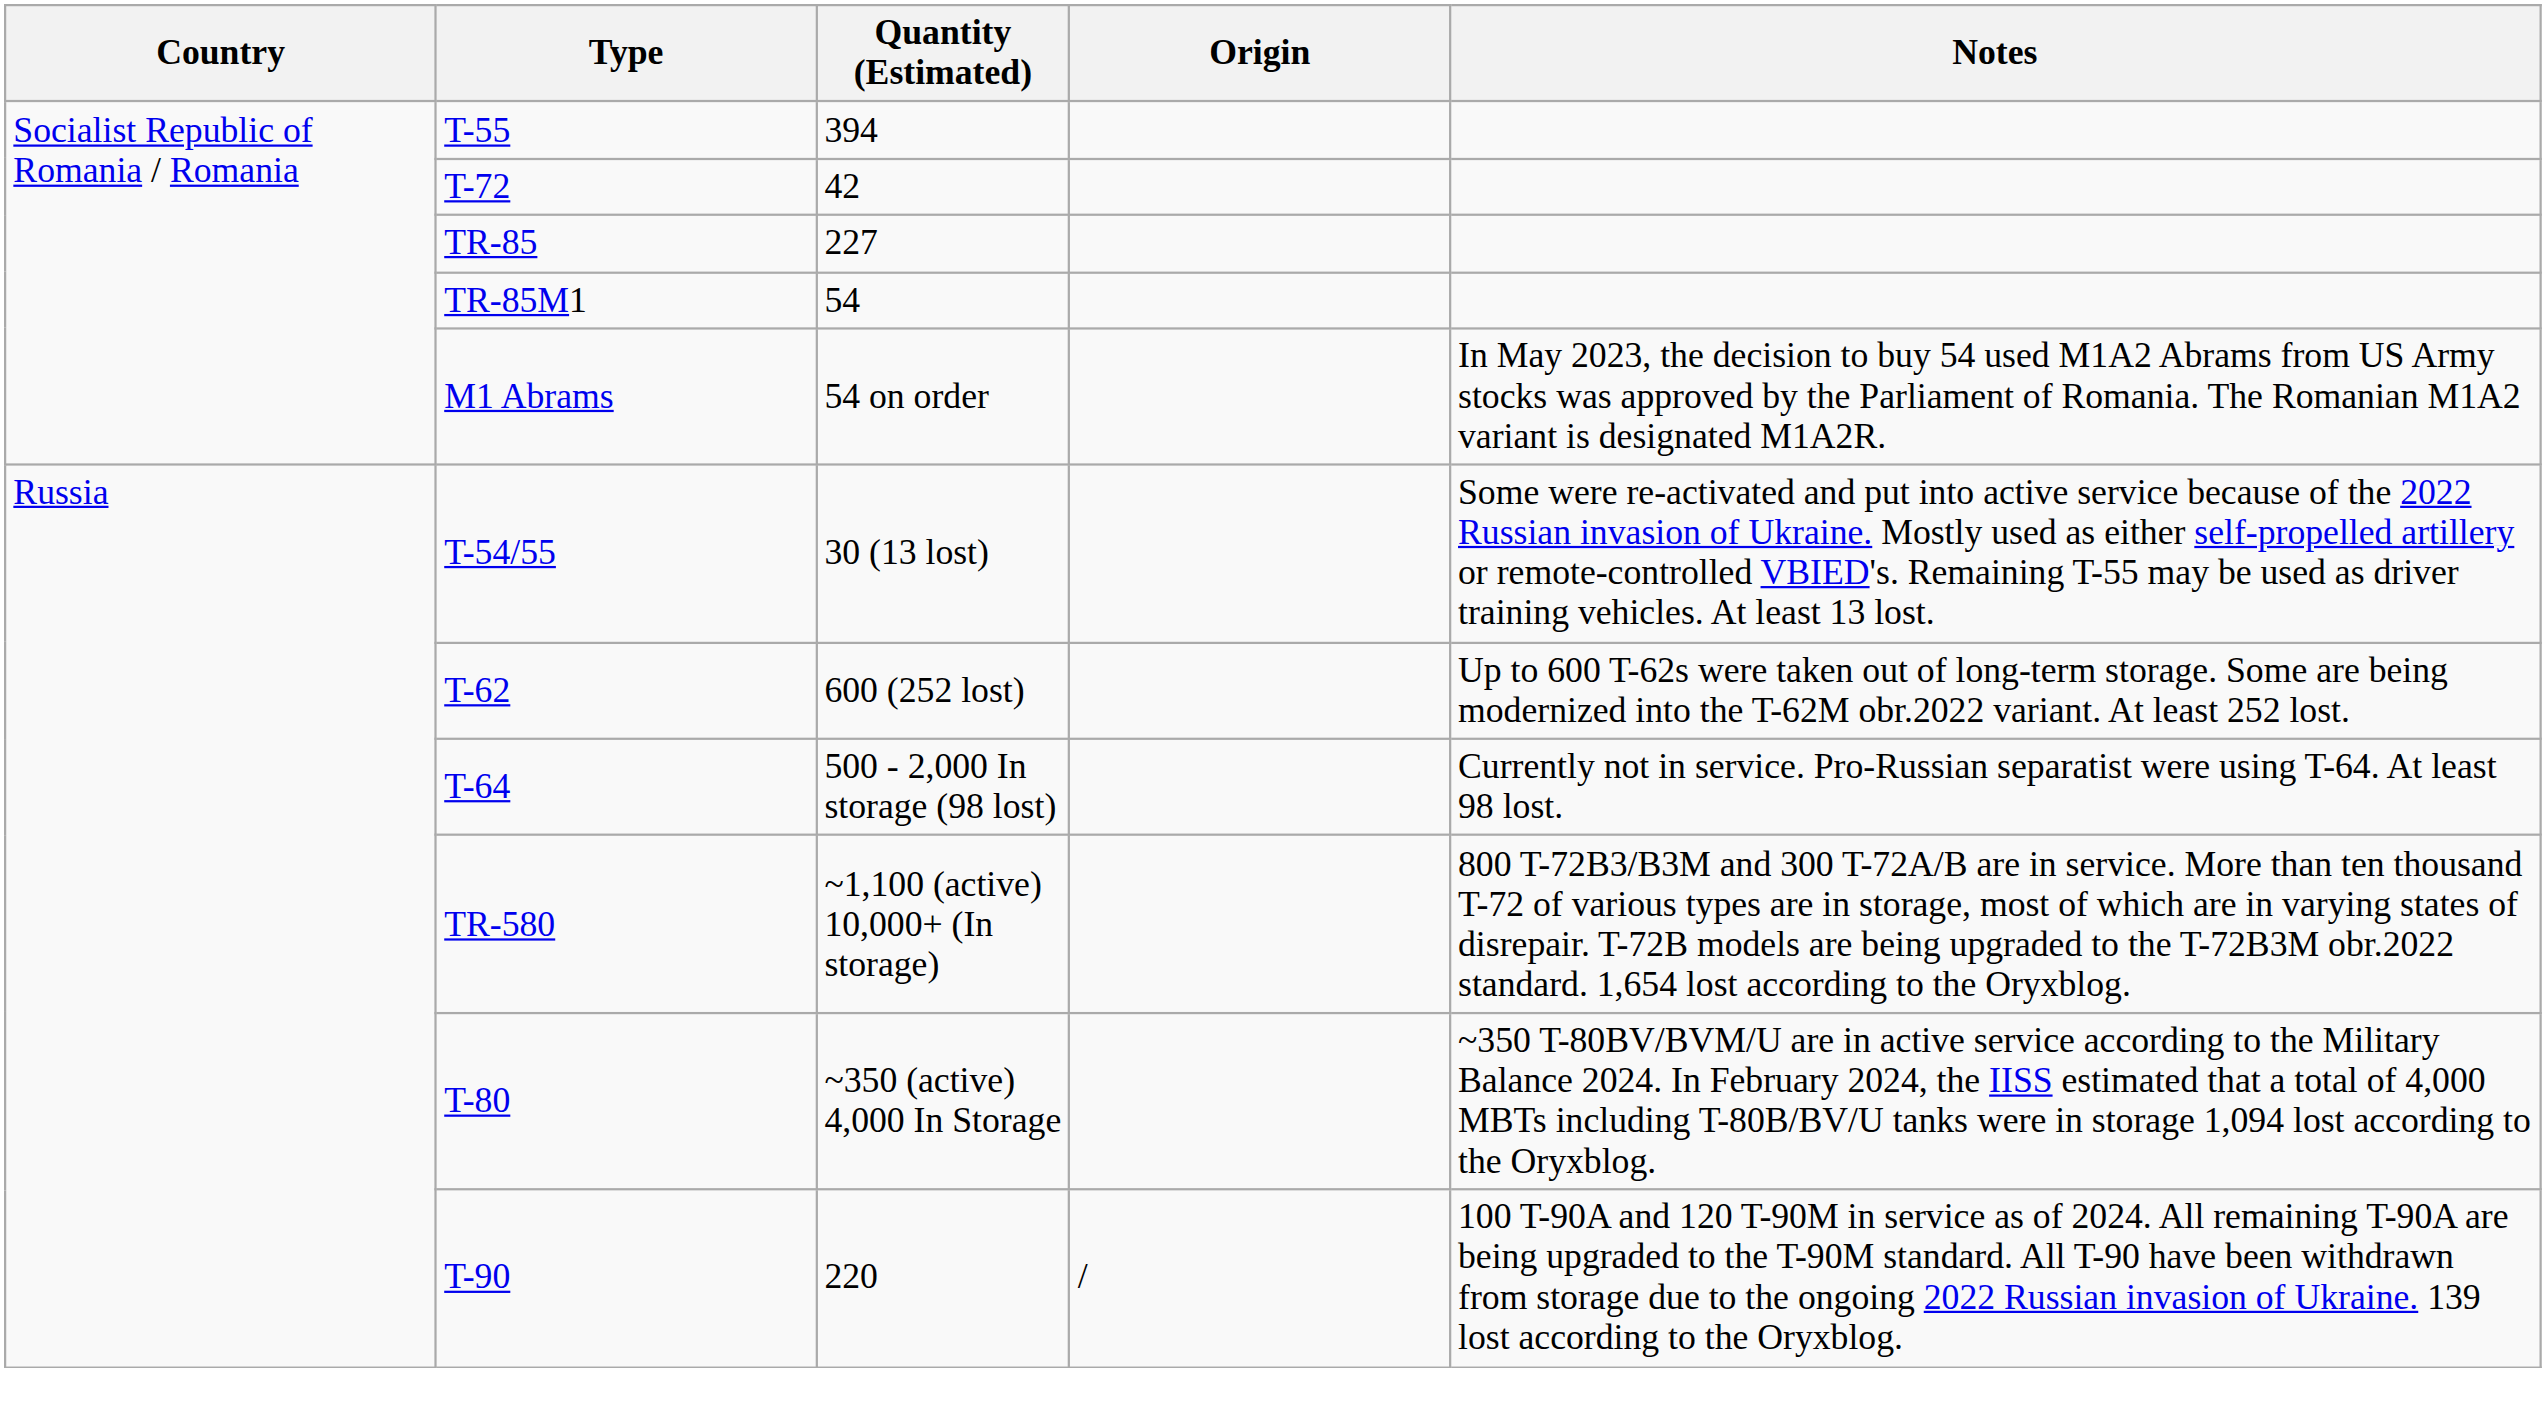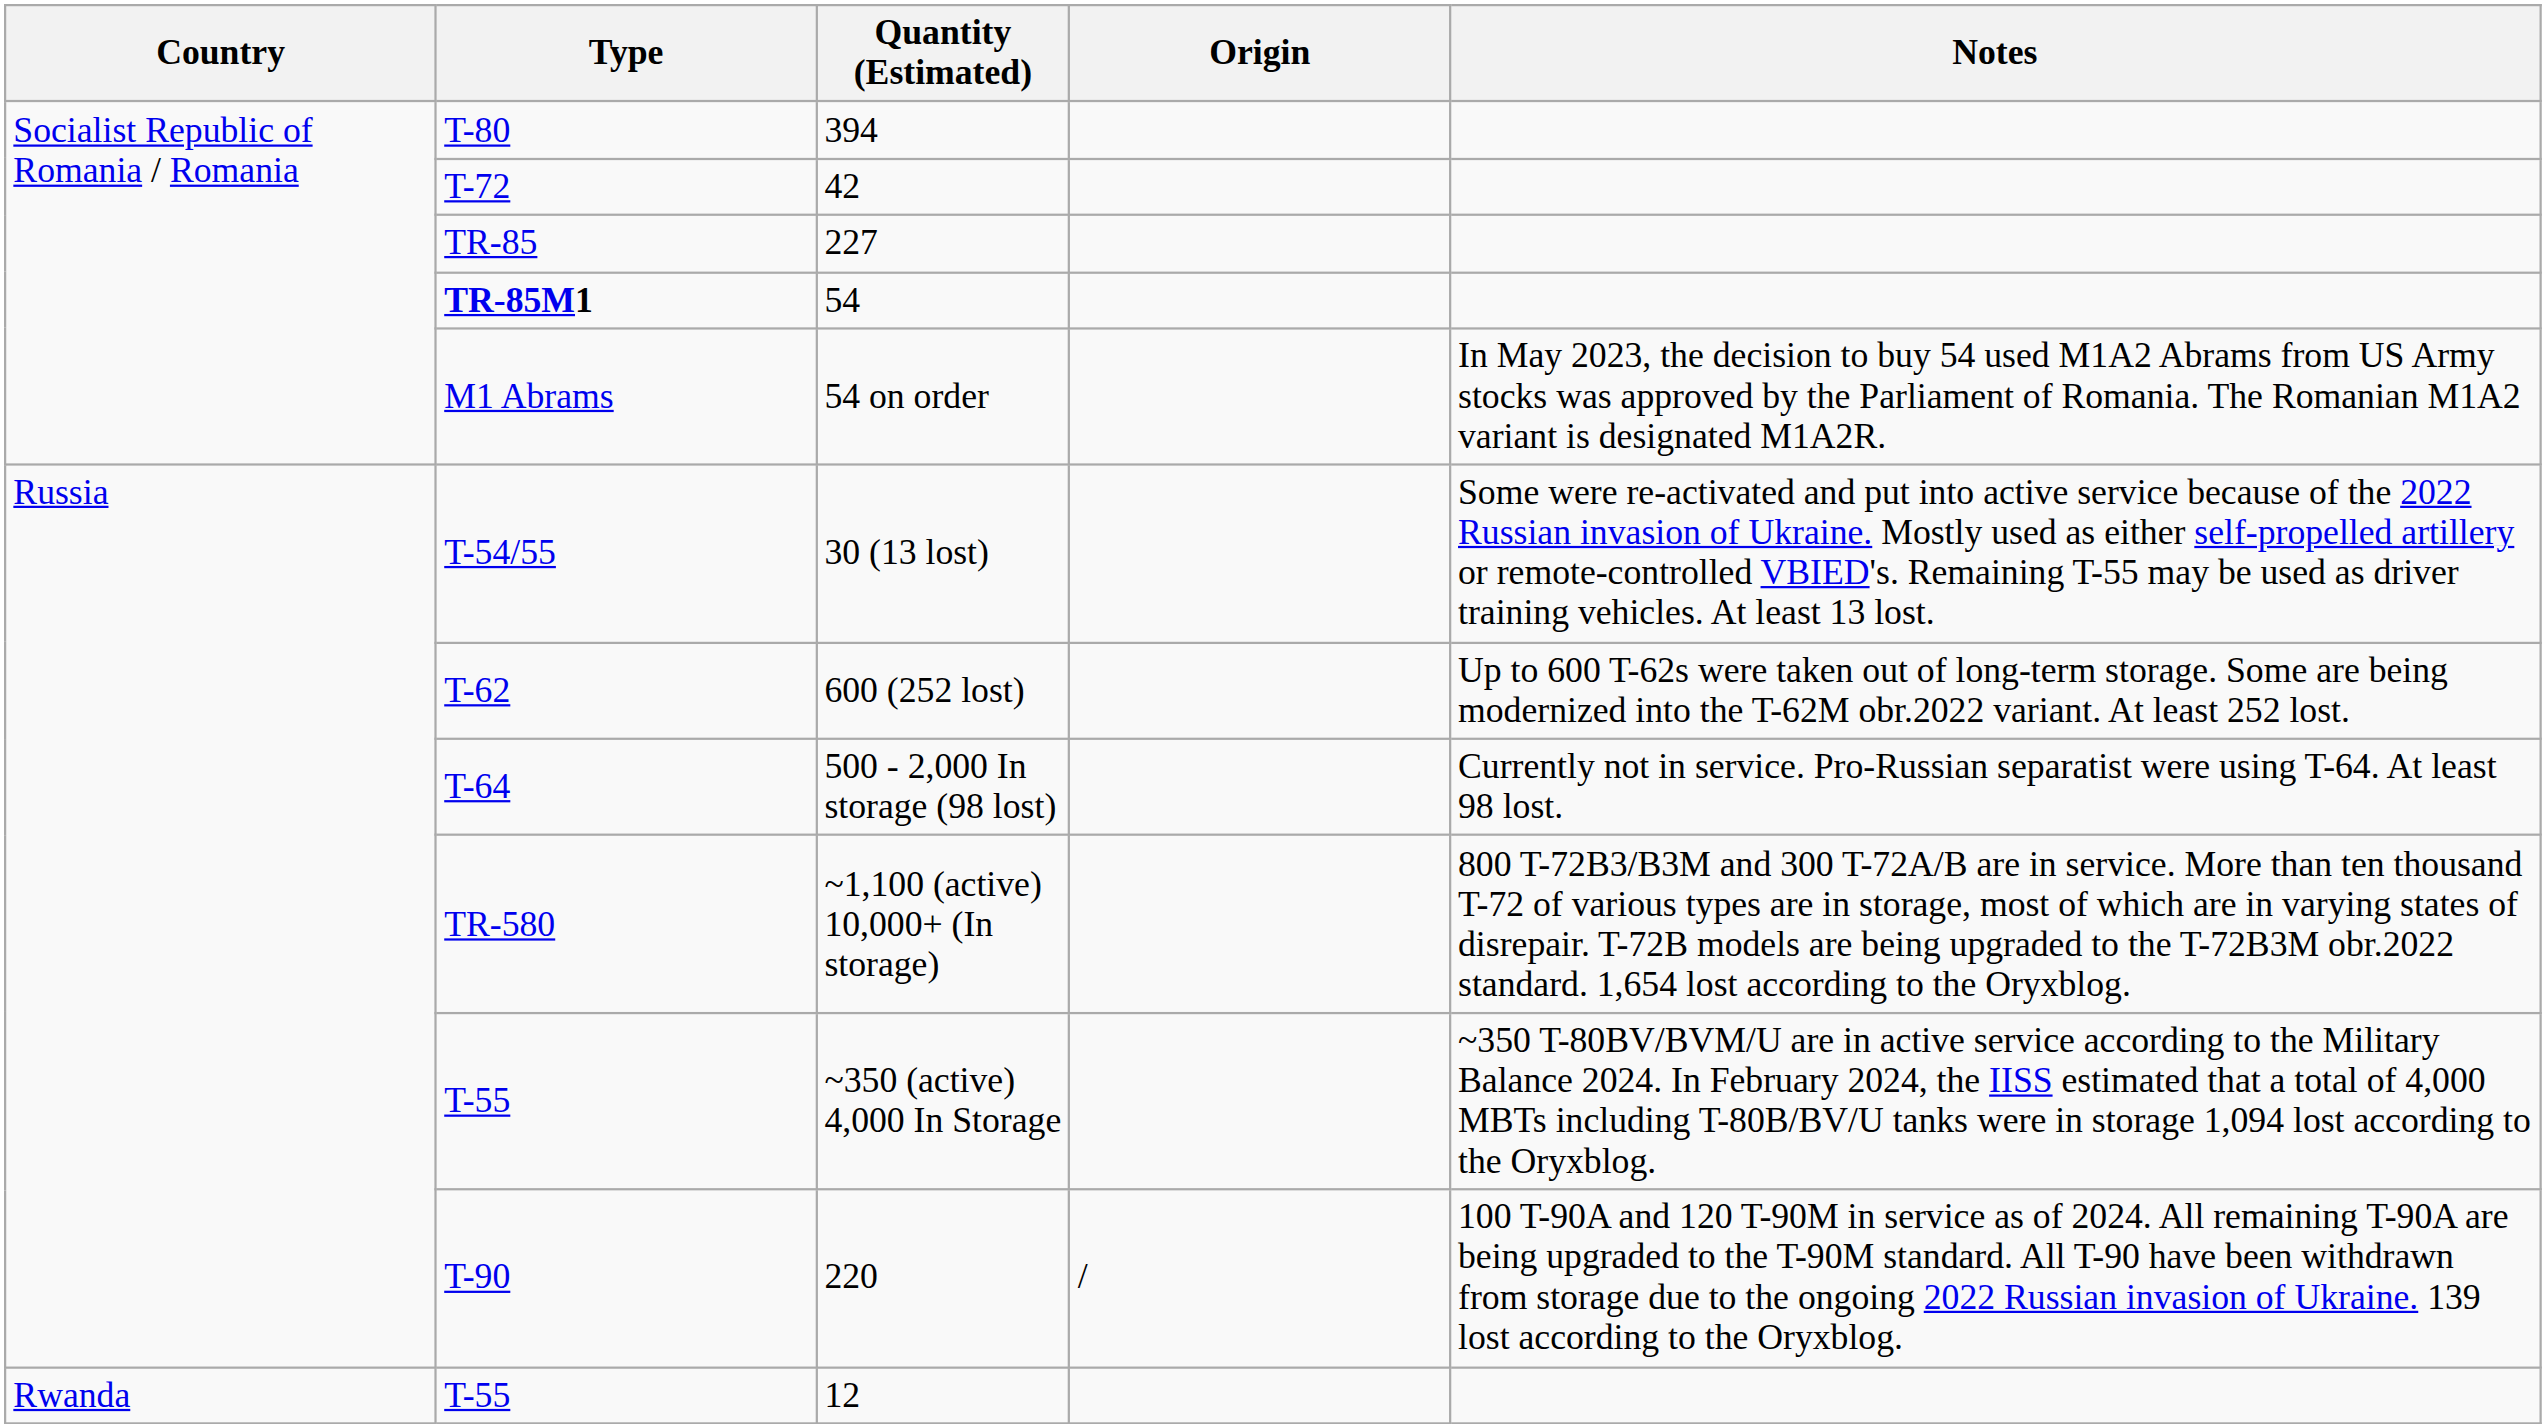(477, 129) T-55 -> (477, 129) T-80
(516, 299) normal -> (519, 299) bold
(477, 1100) T-80 -> (477, 1100) T-55
+ row: (842, 1394)
